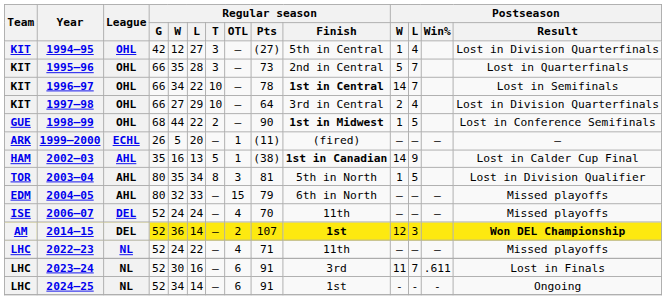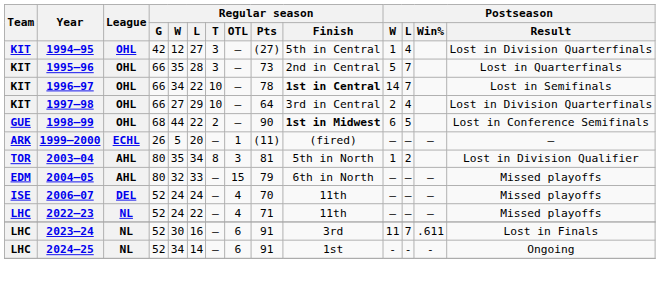(399, 123) 1 -> (393, 123) 6
- row: (70, 159)
(415, 177) 5 -> (408, 159) 2
- row: (70, 232)
